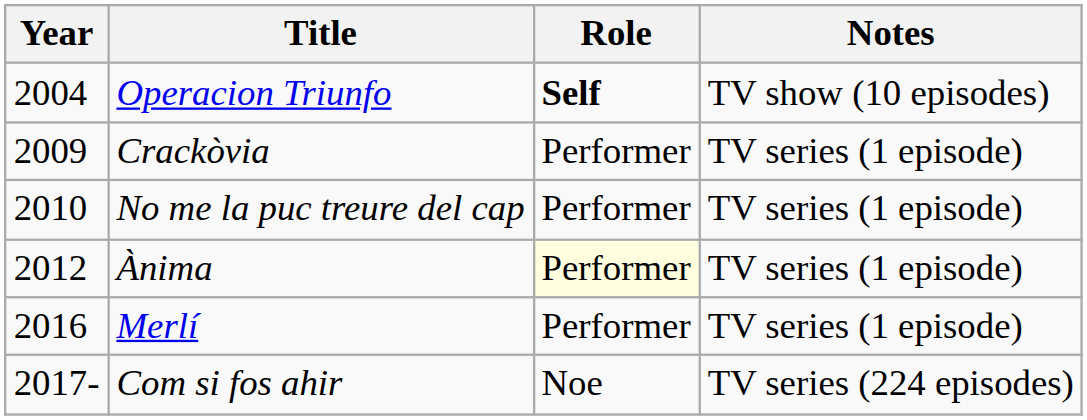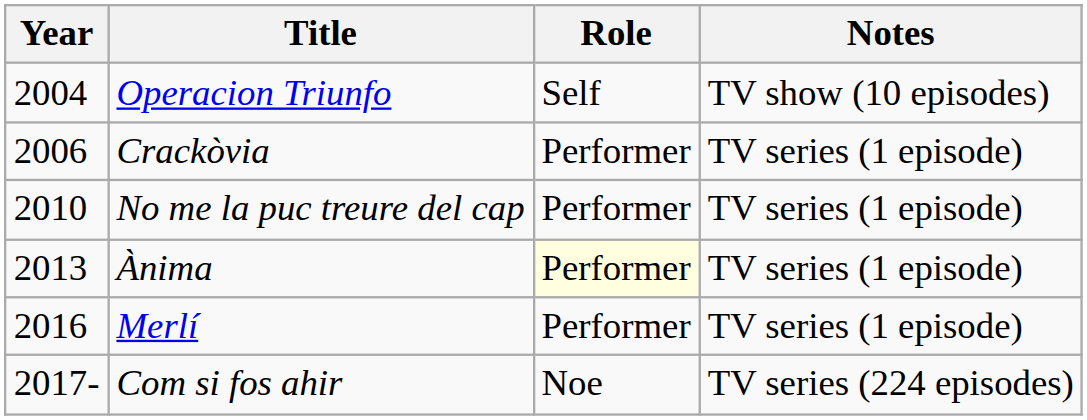(571, 92) bold -> (571, 92) normal
(50, 150) 2009 -> (50, 150) 2006
(50, 267) 2012 -> (50, 267) 2013
